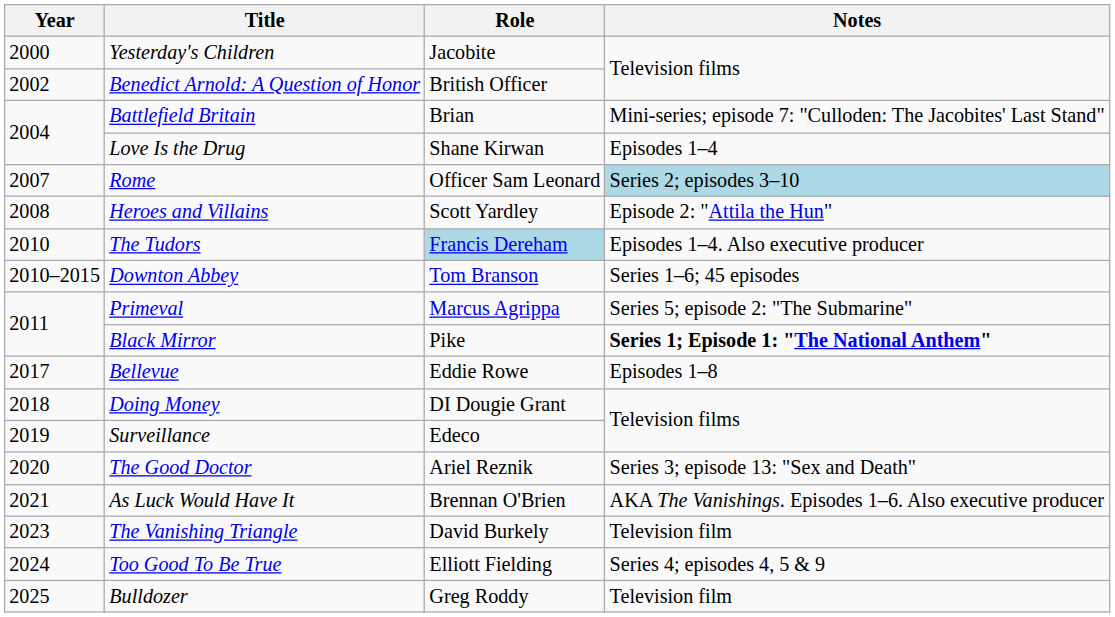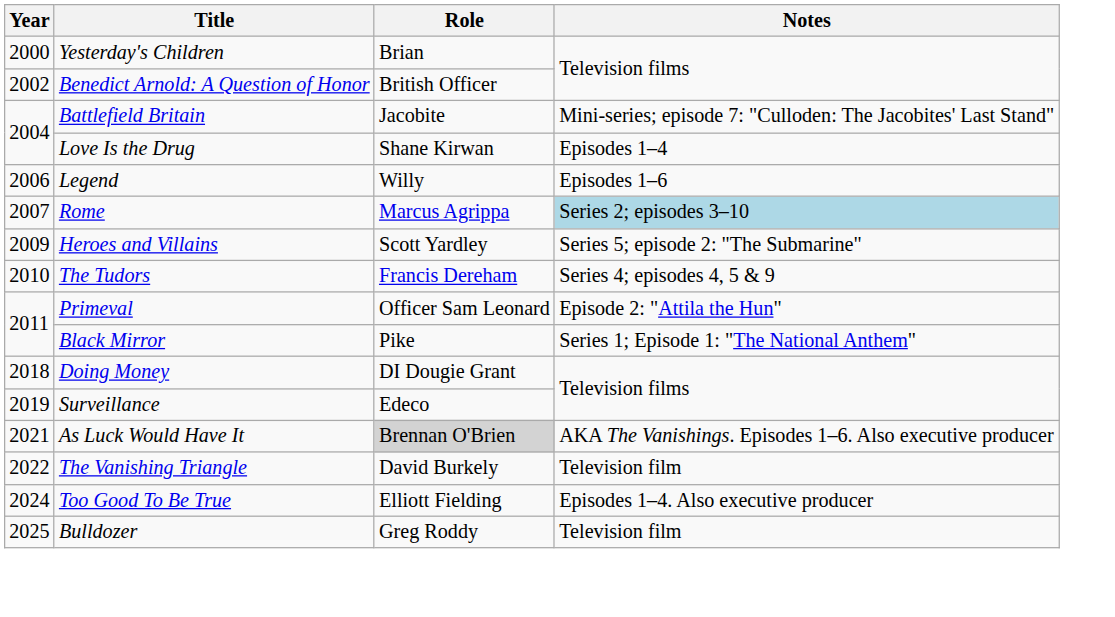(462, 52) Jacobite -> (401, 52) Brian
(452, 116) Brian -> (412, 116) Jacobite
+ row: (89, 180)
(515, 180) Officer Sam Leonard -> (444, 212) Marcus Agrippa
(29, 212) 2008 -> (29, 244) 2009
(721, 212) Episode 2: "Attila the Hun" -> (710, 244) Series 5; episode 2: "The Submarine"
(499, 244) lightblue background -> (448, 276) no background
(767, 244) Episodes 1–4. Also executive producer -> (667, 276) Series 4; episodes 4, 5 & 9
- row: (174, 276)
(495, 308) Marcus Agrippa -> (464, 308) Officer Sam Leonard
(761, 308) Series 5; episode 2: "The Submarine" -> (670, 308) Episode 2: "Attila the Hun"
(801, 340) bold -> (738, 340) normal
- row: (144, 372)
- row: (180, 468)
(498, 500) no background -> (447, 436) lightgrey background
(29, 532) 2023 -> (29, 468) 2022
(717, 564) Series 4; episodes 4, 5 & 9 -> (716, 500) Episodes 1–4. Also executive producer
